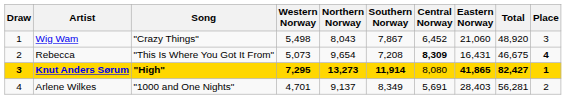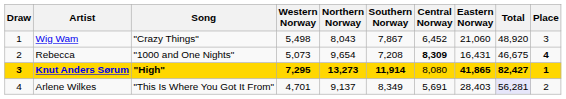(204, 54) "This Is Where You Got It From" -> (184, 54) "1000 and One Nights"
(184, 86) "1000 and One Nights" -> (204, 86) "This Is Where You Got It From"
(513, 86) no background -> (513, 86) lavender background
